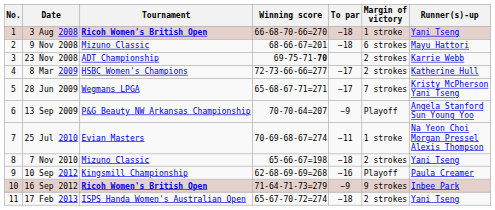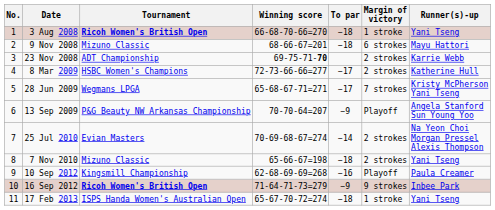(345, 138) −11 -> (345, 138) −14
(383, 138) 1 stroke -> (385, 138) 2 strokes
(385, 199) 2 strokes -> (383, 199) 1 stroke
